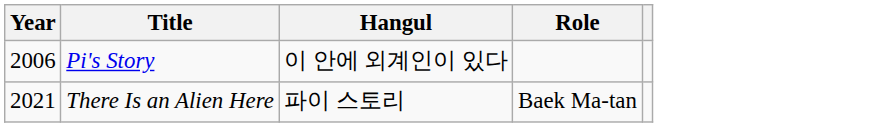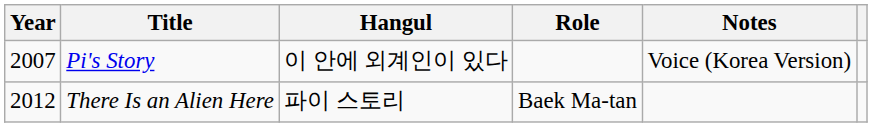+ column: (749, 22)
(33, 61) 2006 -> (33, 61) 2007
(33, 101) 2021 -> (33, 101) 2012
